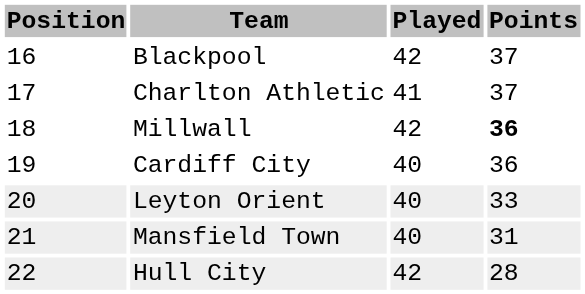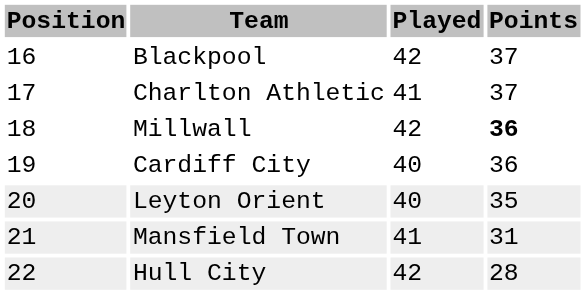(504, 201) 33 -> (504, 201) 35
(407, 238) 40 -> (407, 238) 41
